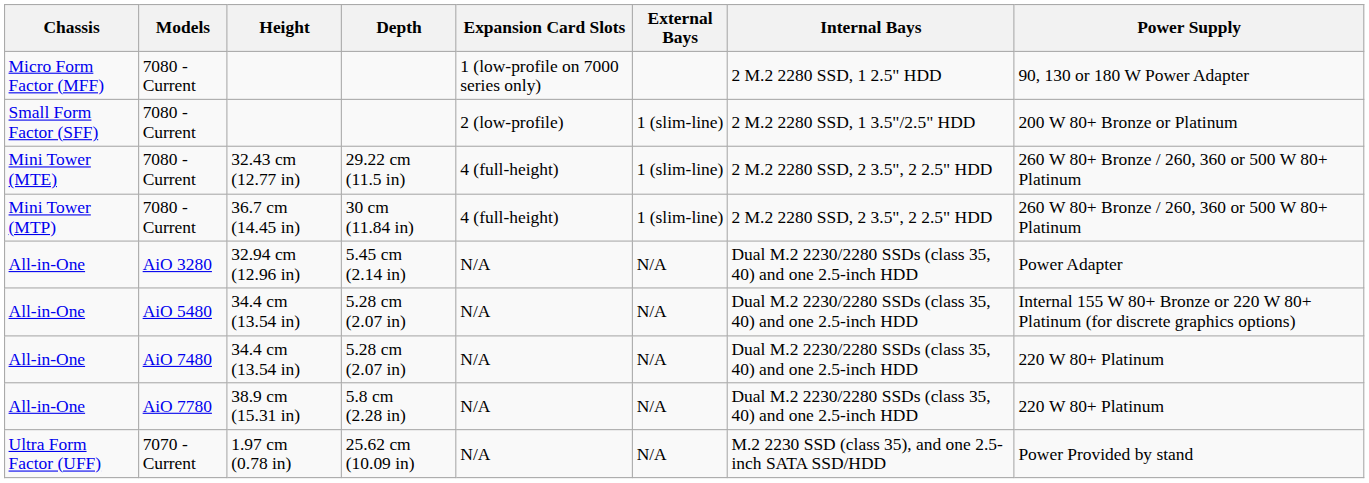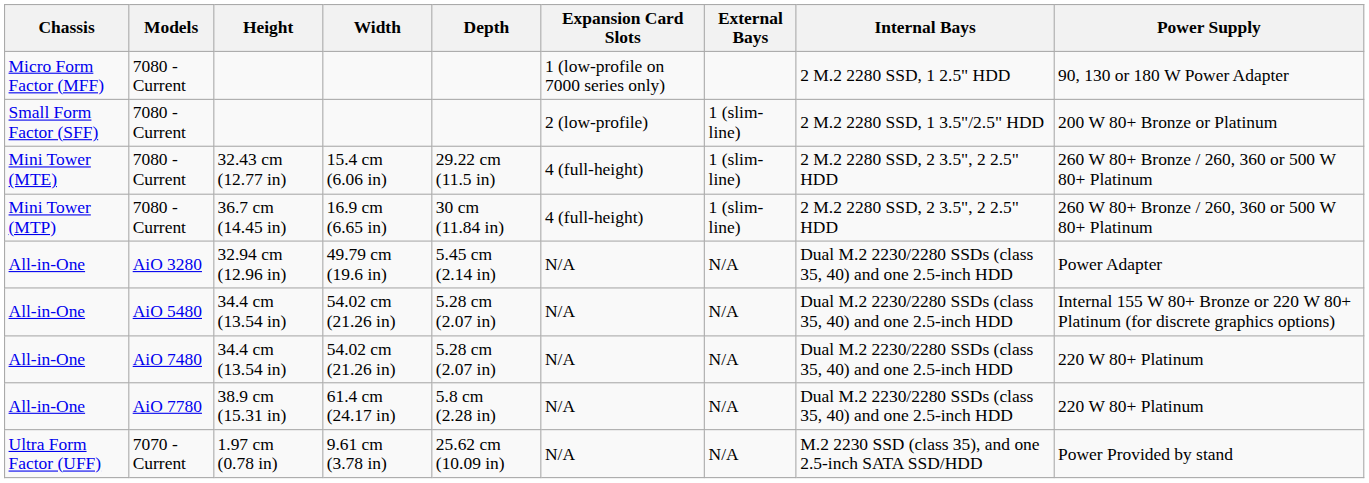+ column: (377, 28)
